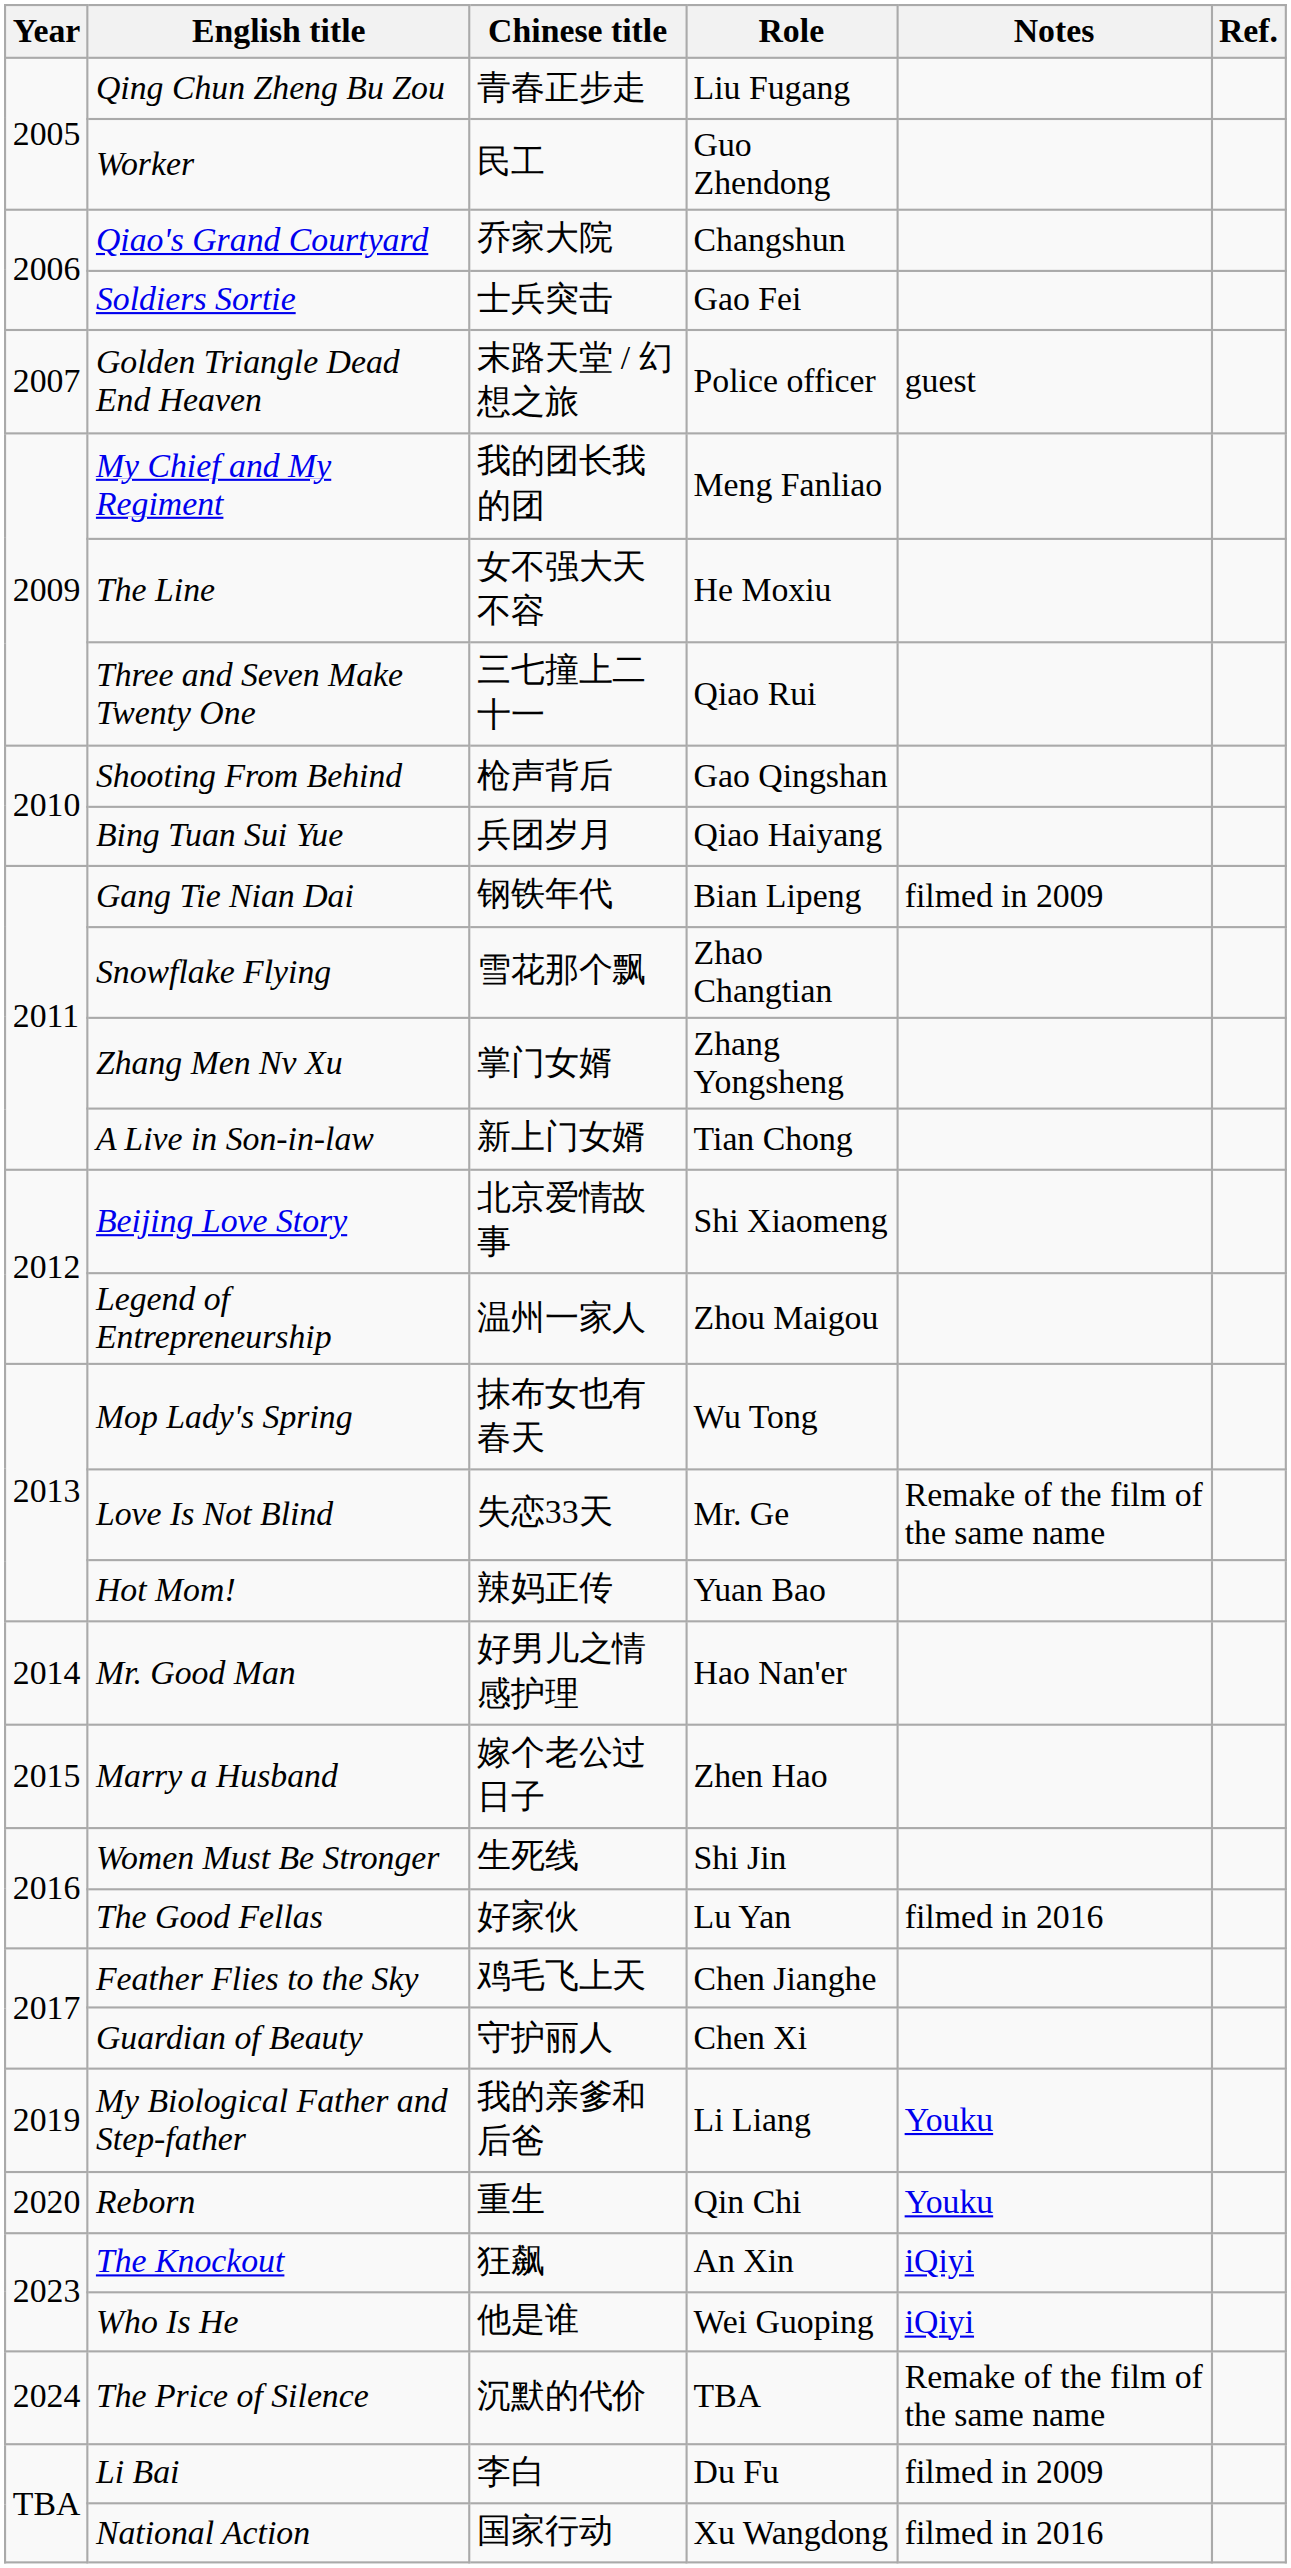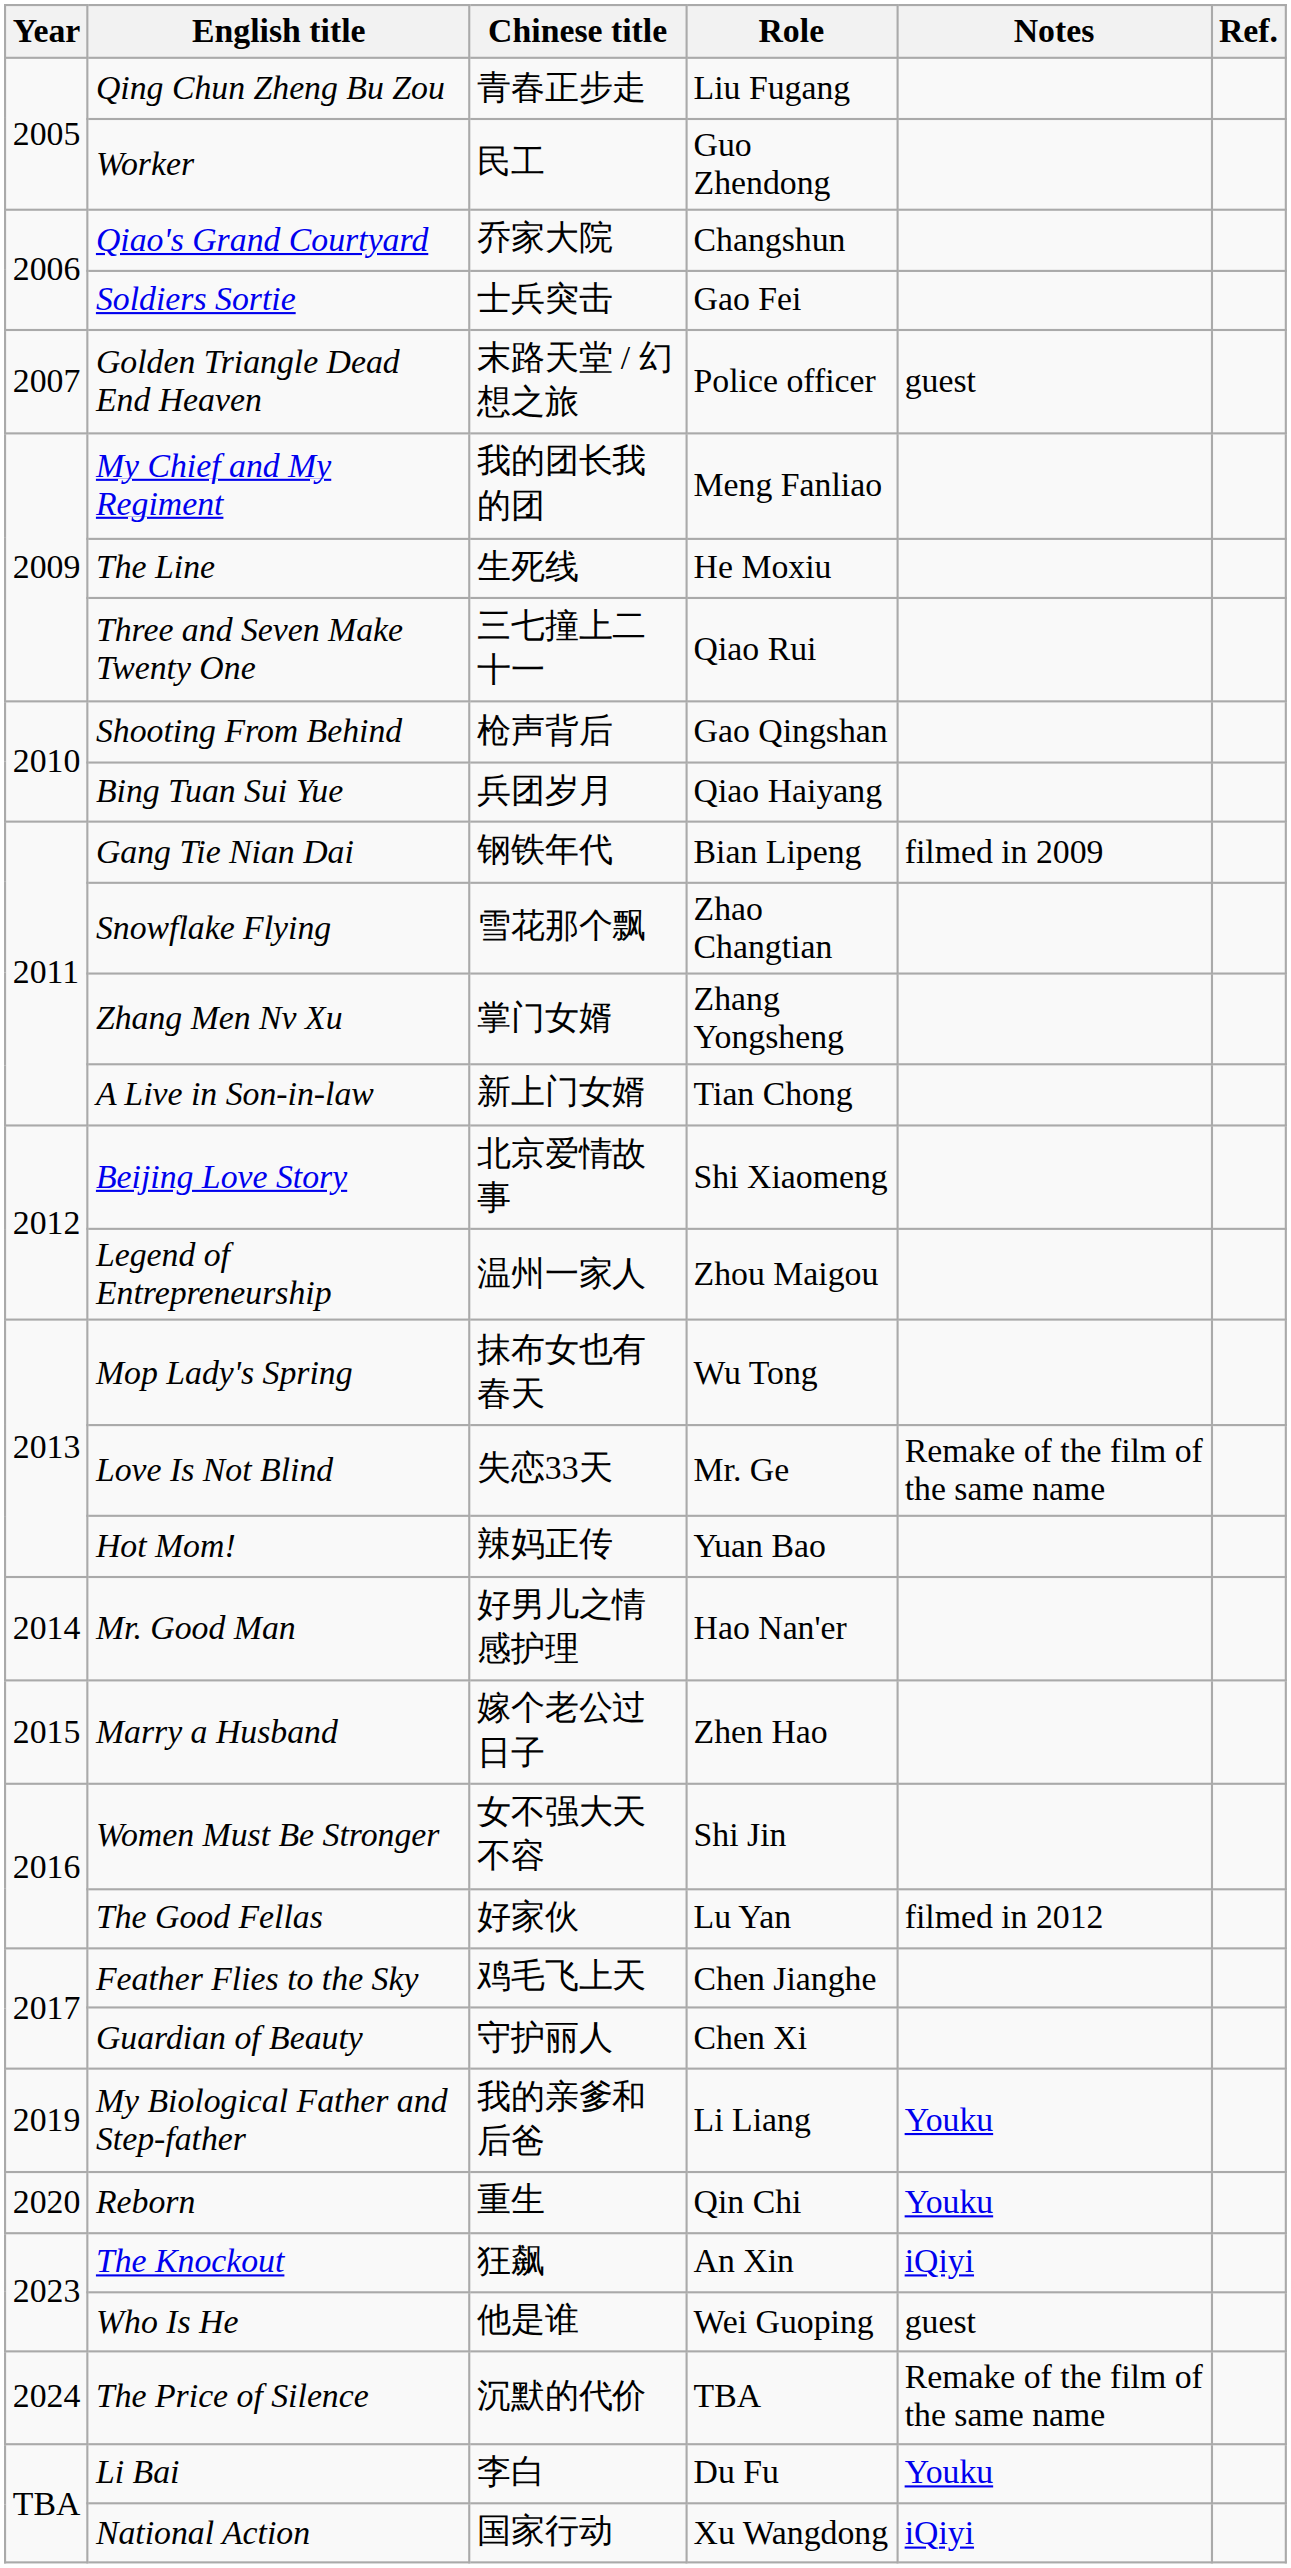(562, 588) 女不强大天不容 -> (528, 566) 生死线
(528, 1856) 生死线 -> (562, 1834) 女不强大天不容
(1004, 1917) filmed in 2016 -> (1004, 1917) filmed in 2012
(939, 2321) iQiyi -> (940, 2321) guest
(1004, 2472) filmed in 2009 -> (949, 2472) Youku
(1004, 2532) filmed in 2016 -> (939, 2532) iQiyi
